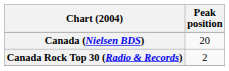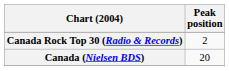rows swapped: (95, 40) <-> (95, 57)
